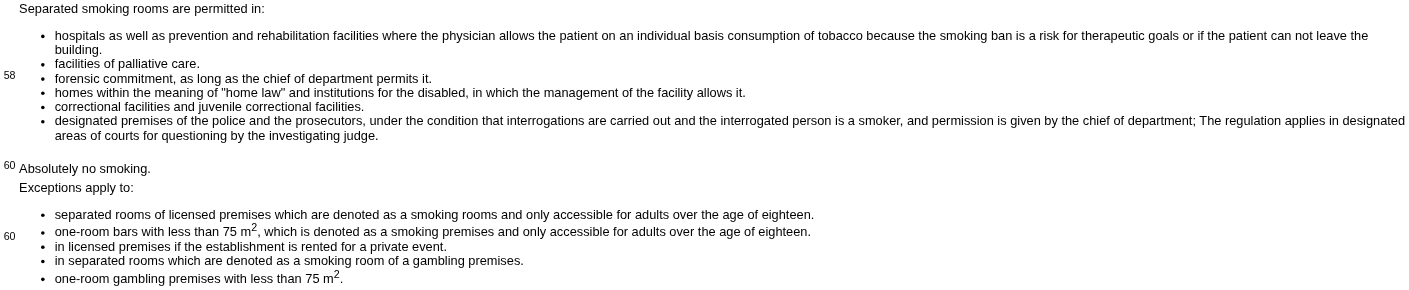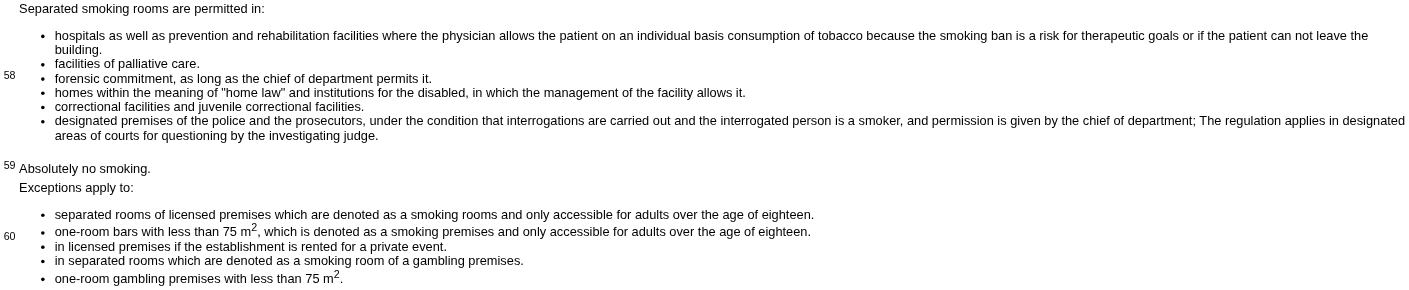(10, 165) 60 -> (10, 165) 59
